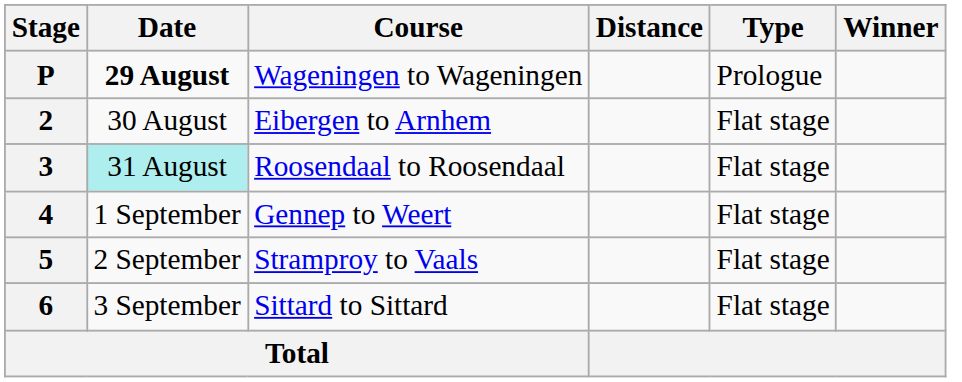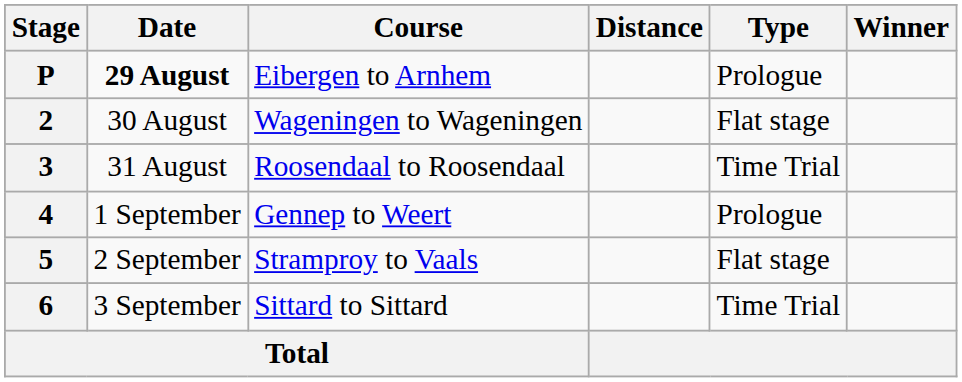(418, 74) Wageningen to Wageningen -> (373, 74) Eibergen to Arnhem
(373, 120) Eibergen to Arnhem -> (418, 120) Wageningen to Wageningen
(167, 167) paleturquoise background -> (167, 167) no background
(773, 167) Flat stage -> (778, 167) Time Trial
(773, 213) Flat stage -> (769, 213) Prologue
(773, 306) Flat stage -> (778, 306) Time Trial
